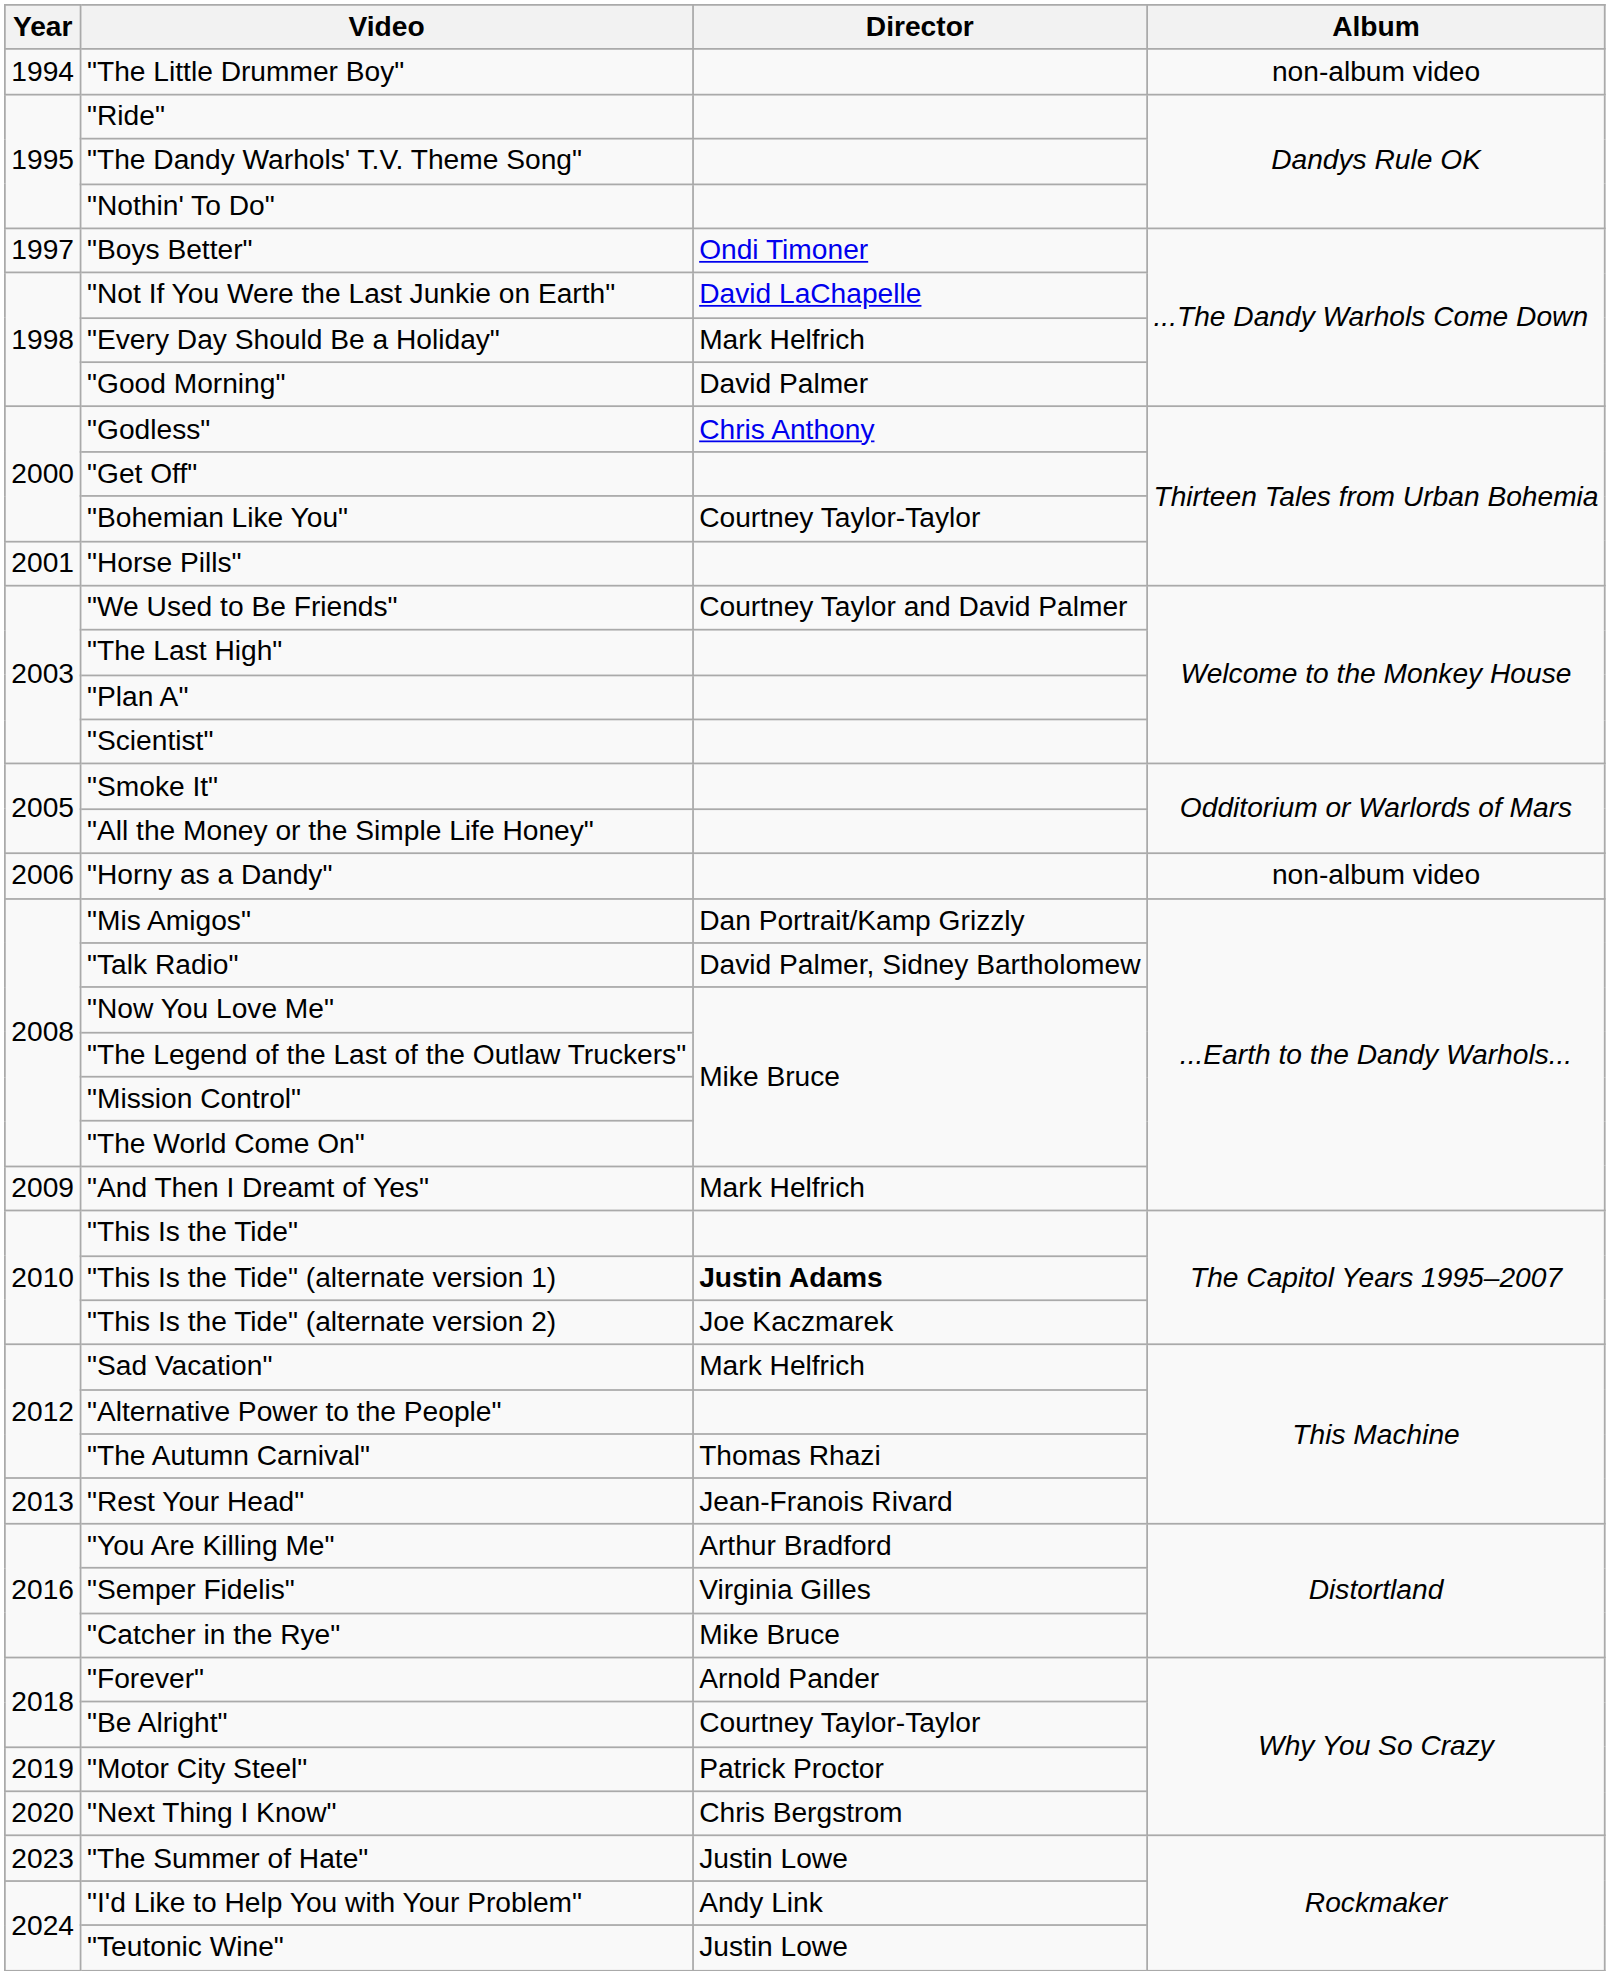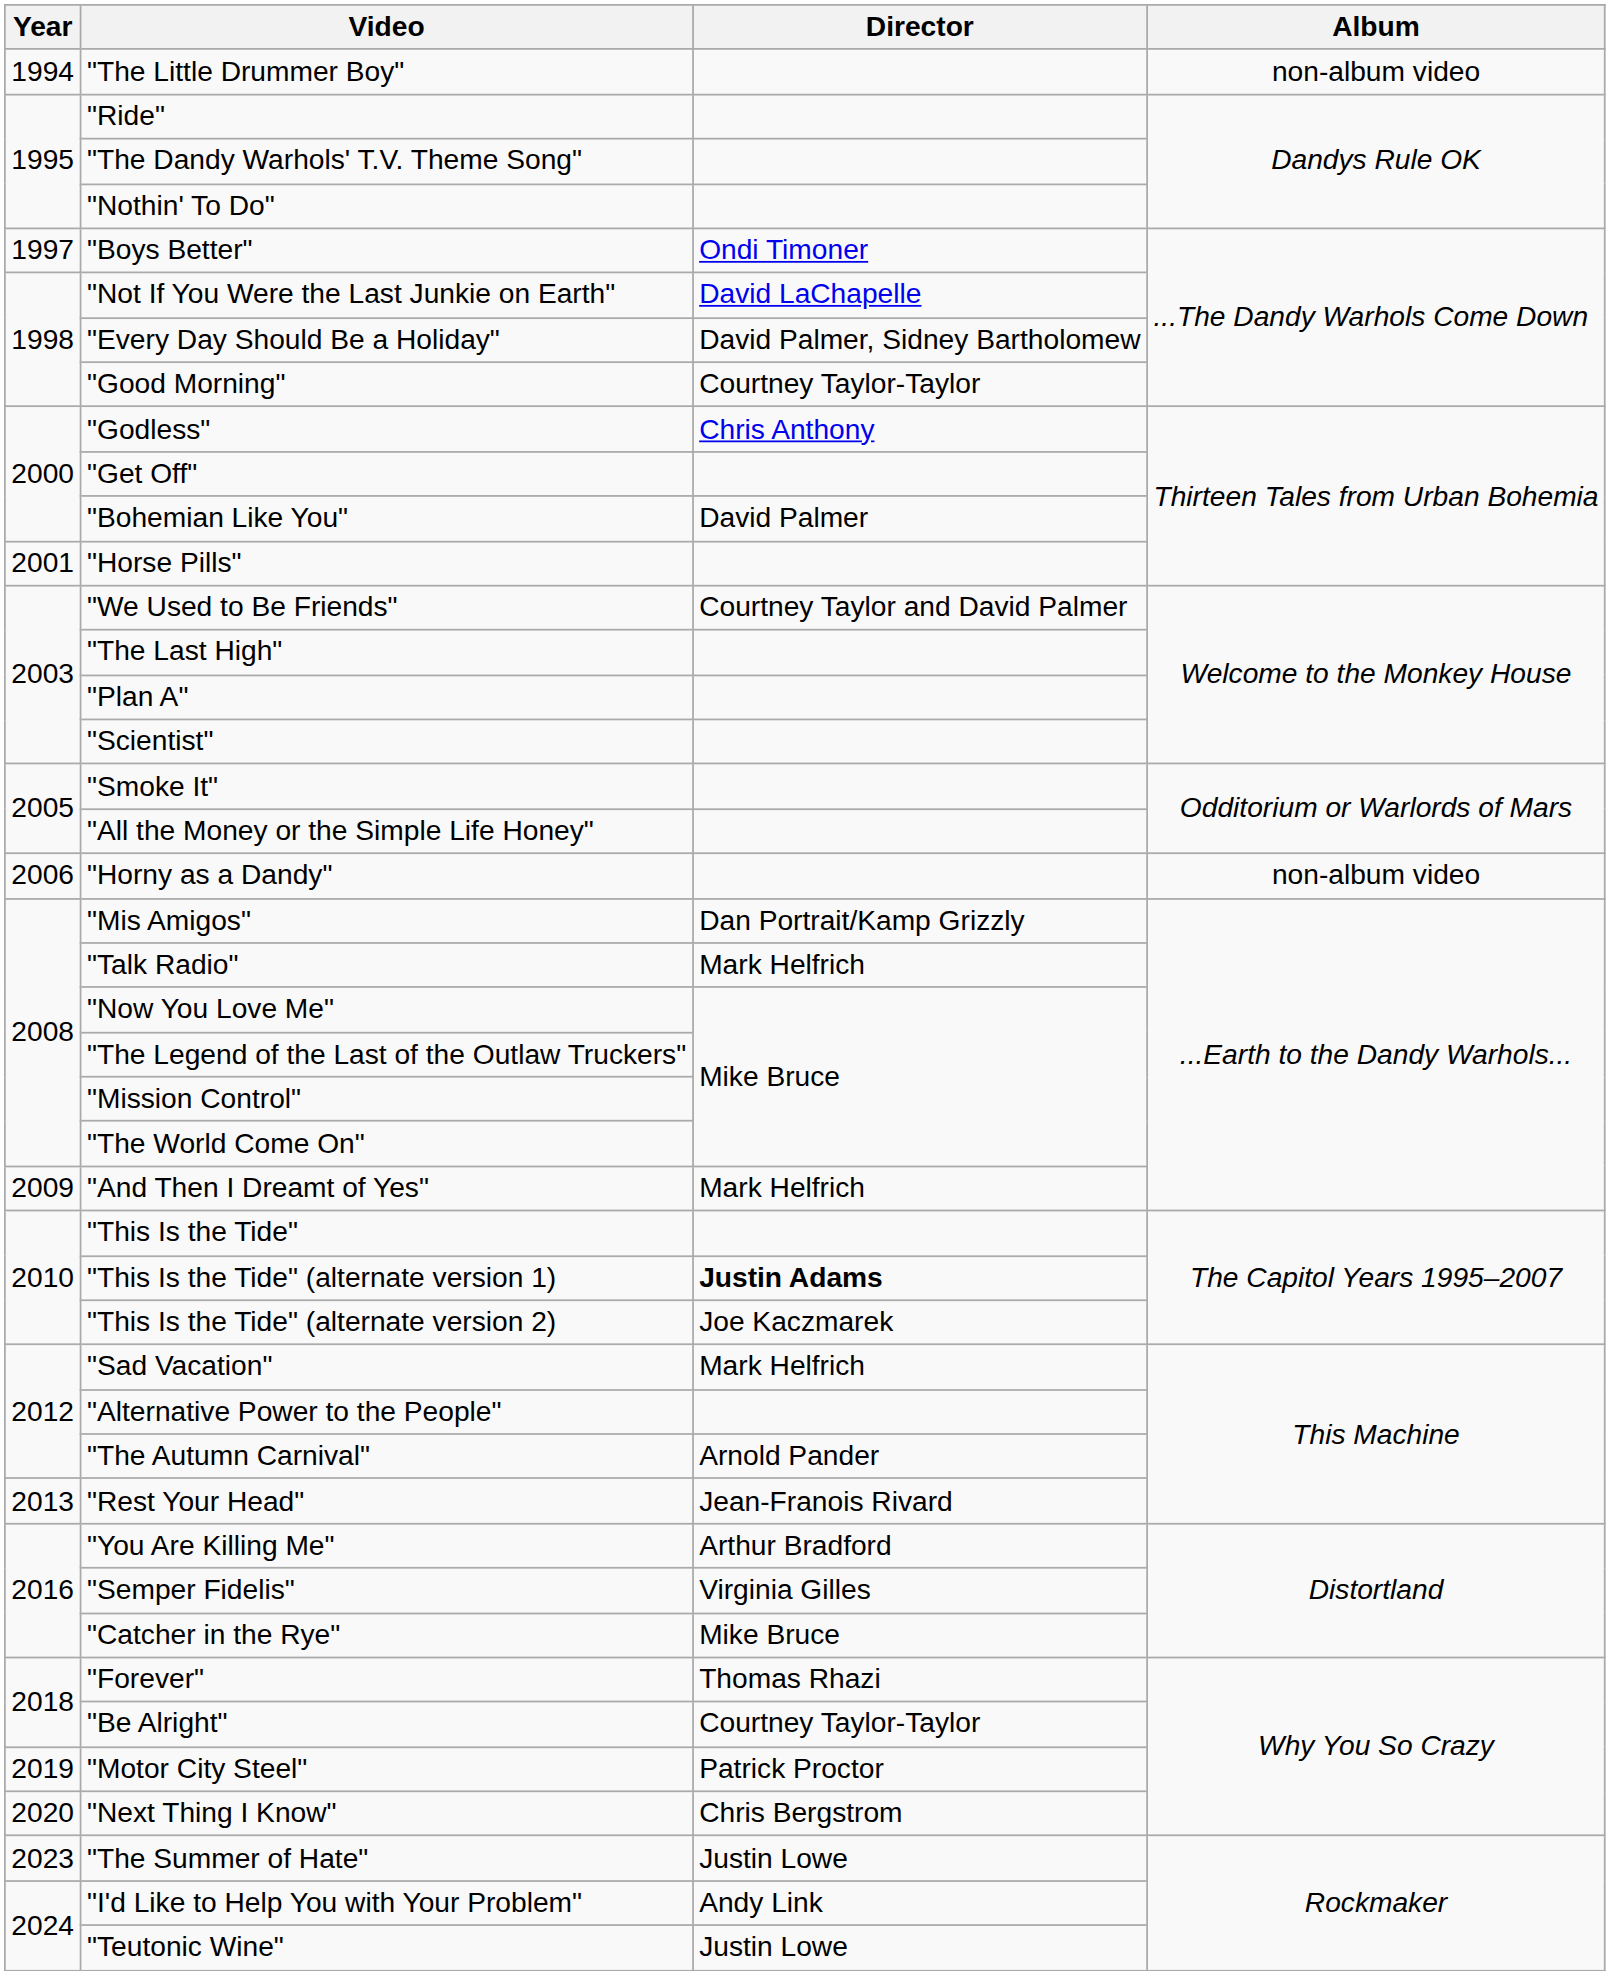(782, 339) Mark Helfrich -> (920, 339) David Palmer, Sidney Bartholomew
(784, 384) David Palmer -> (840, 384) Courtney Taylor-Taylor
(840, 518) Courtney Taylor-Taylor -> (784, 518) David Palmer
(920, 964) David Palmer, Sidney Bartholomew -> (782, 964) Mark Helfrich
(790, 1455) Thomas Rhazi -> (789, 1455) Arnold Pander
(789, 1679) Arnold Pander -> (790, 1679) Thomas Rhazi
